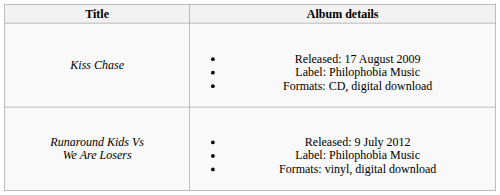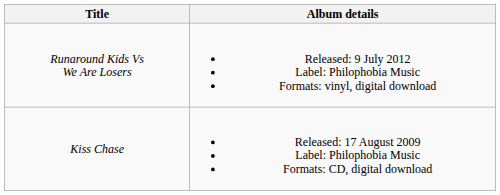rows swapped: (97, 65) <-> (97, 148)
